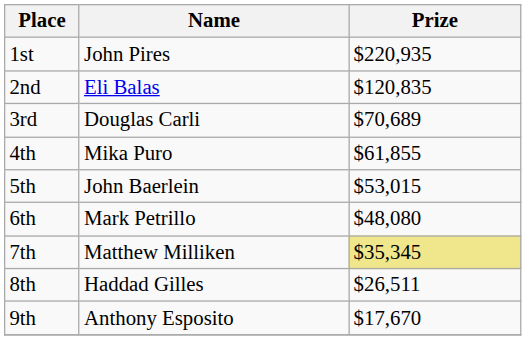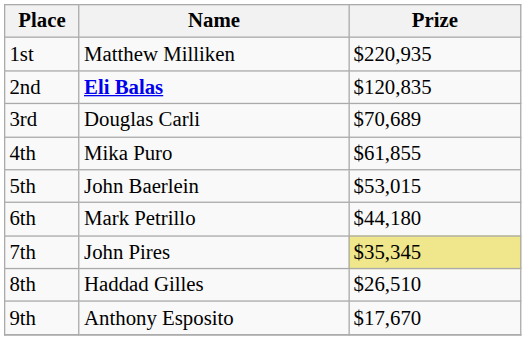(127, 53) John Pires -> (159, 53) Matthew Milliken
(122, 86) normal -> (124, 86) bold
(387, 218) $48,080 -> (387, 218) $44,180
(159, 251) Matthew Milliken -> (127, 251) John Pires
(387, 284) $26,511 -> (387, 284) $26,510
